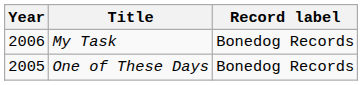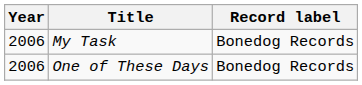(27, 67) 2005 -> (27, 67) 2006
